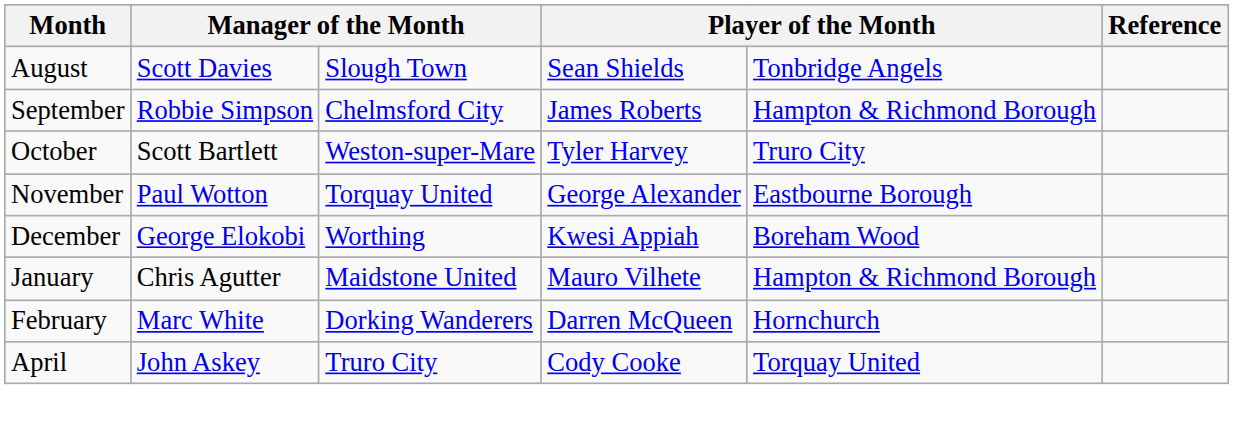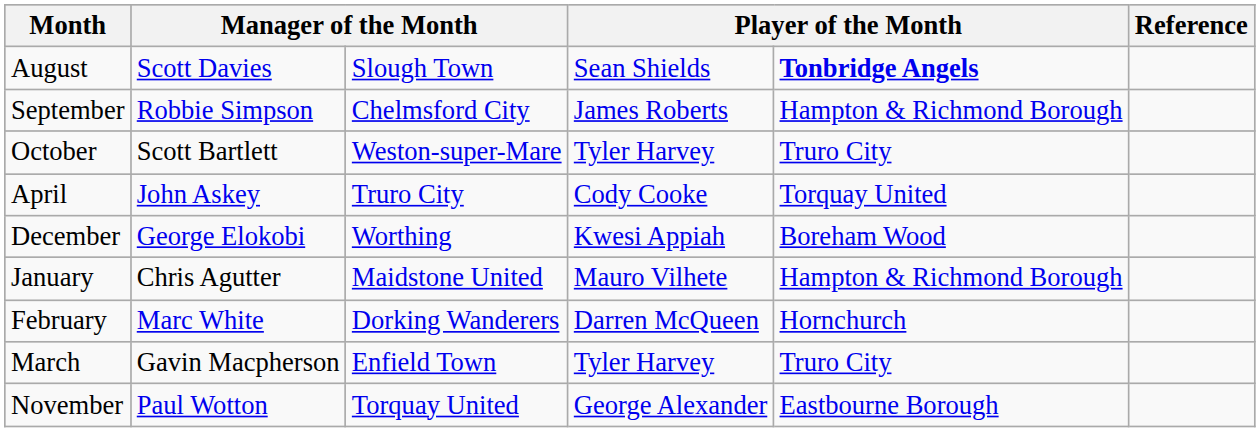(848, 67) normal -> (879, 67) bold
rows swapped: (67, 194) <-> (39, 362)
+ row: (46, 362)
